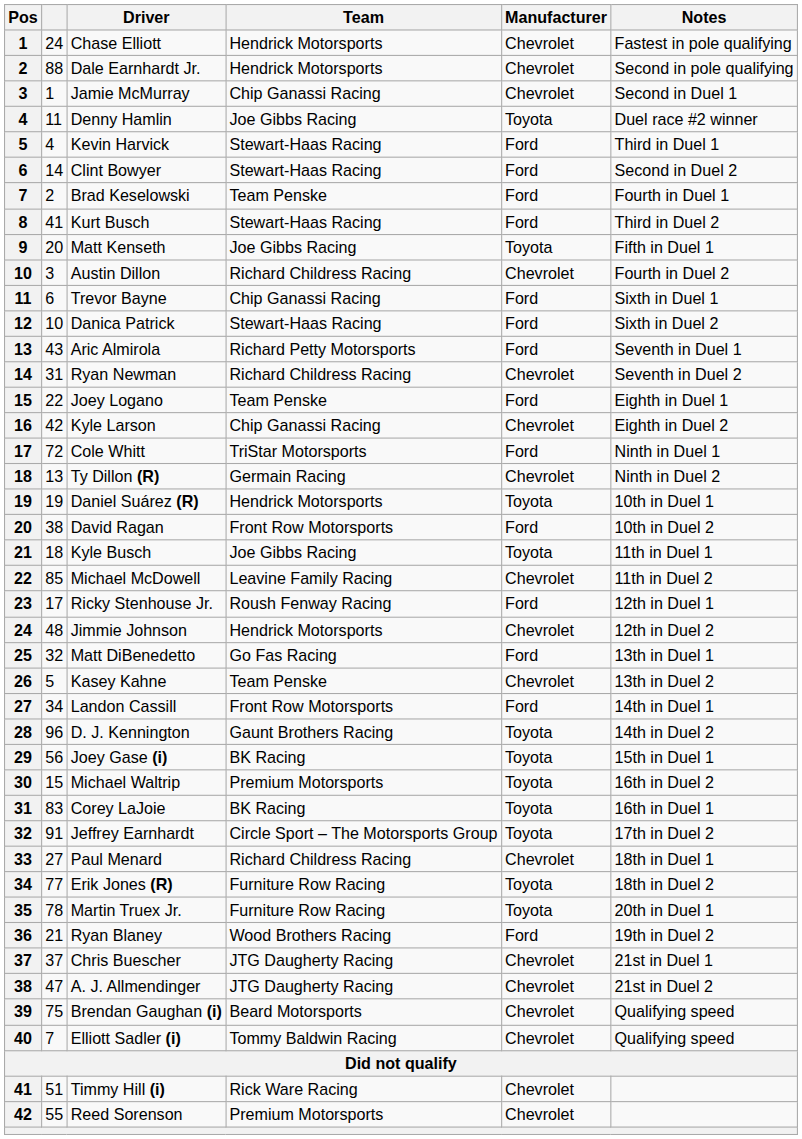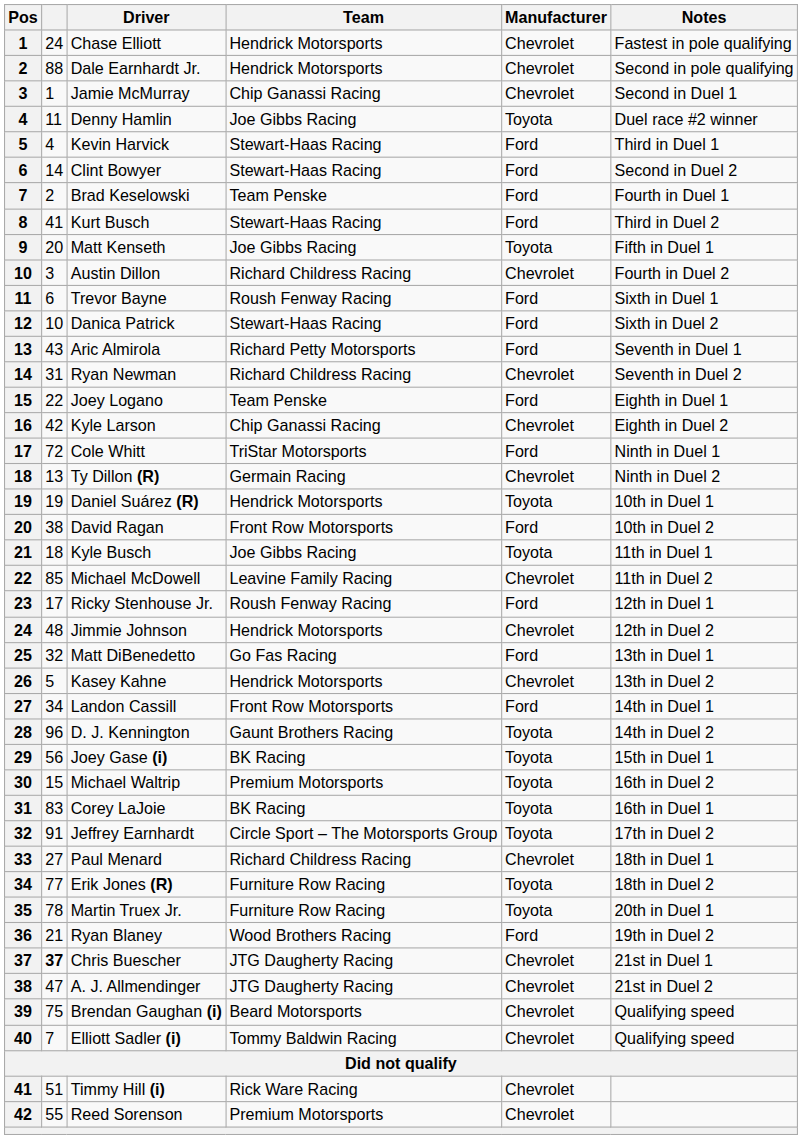(305, 298) Chip Ganassi Racing -> (310, 298) Roush Fenway Racing
(278, 681) Team Penske -> (306, 681) Hendrick Motorsports
(54, 961) normal -> (54, 961) bold
